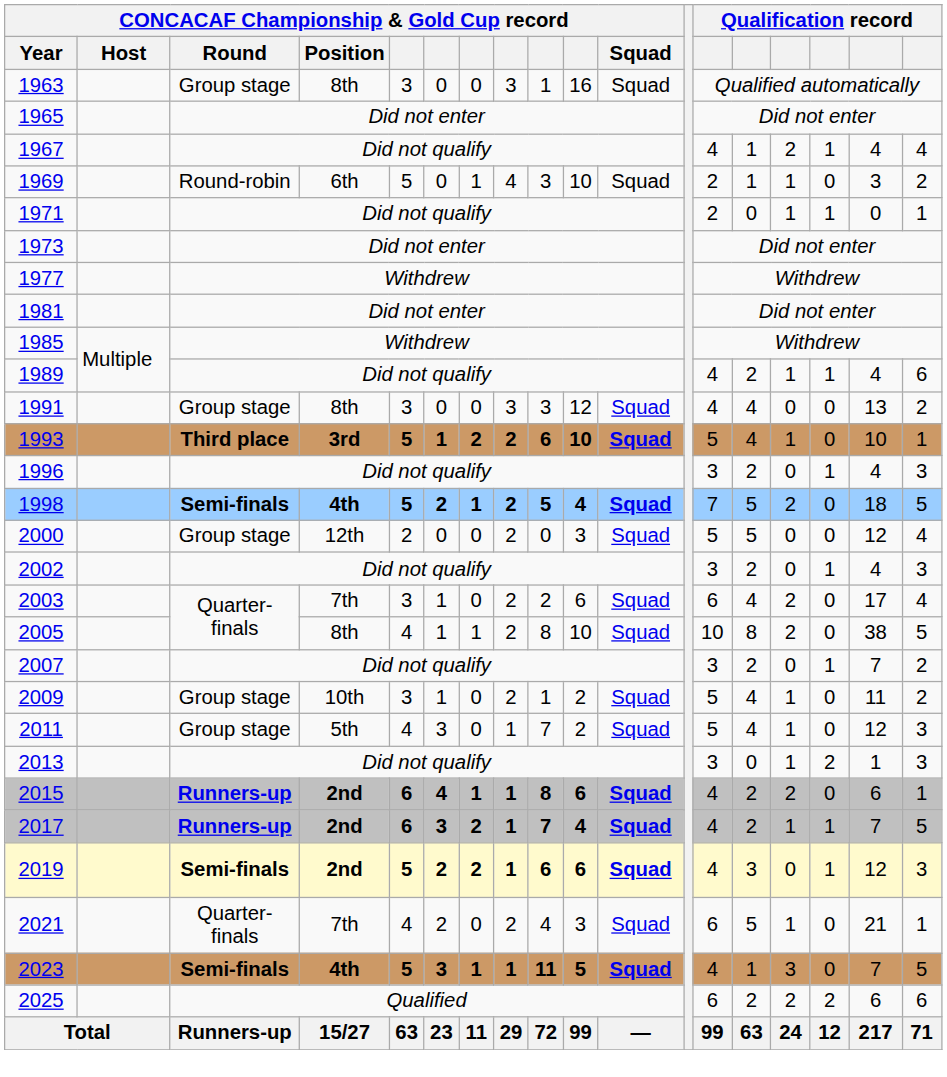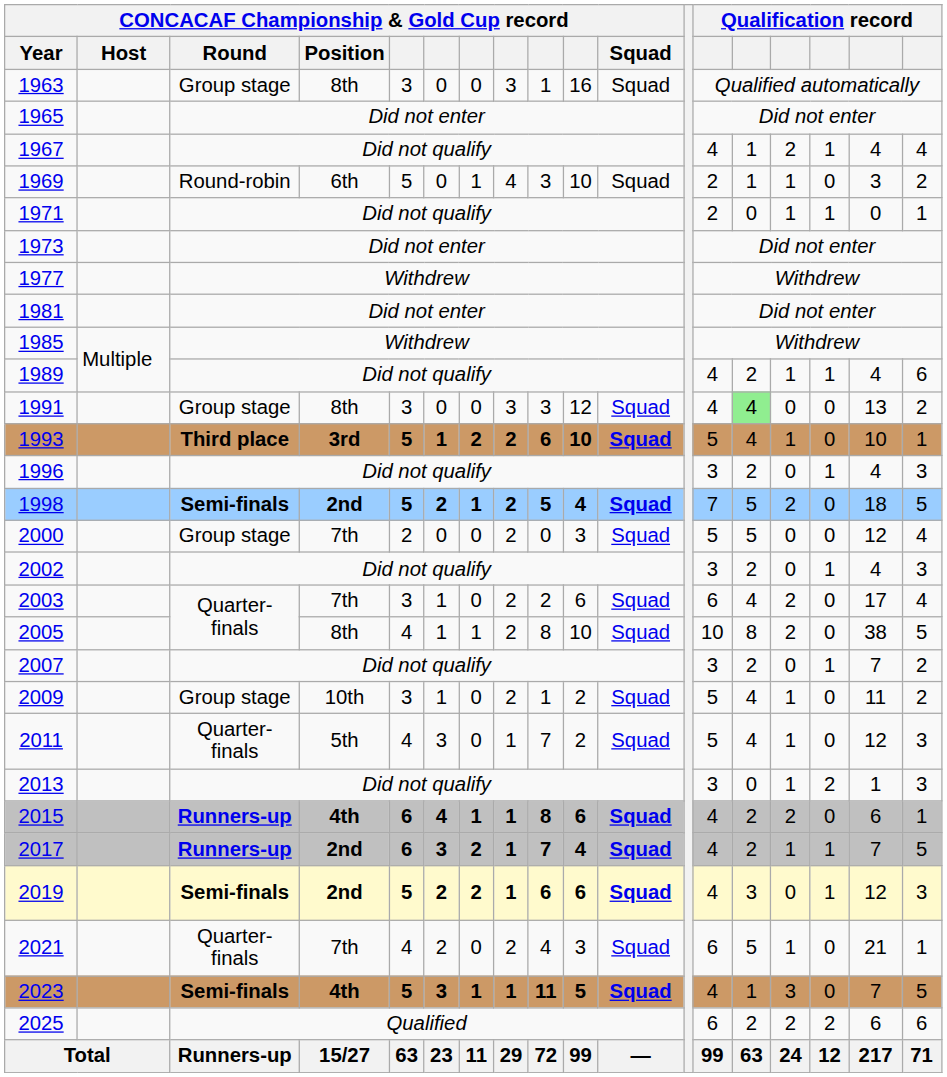(751, 407) no background -> (751, 407) lightgreen background
(345, 504) 4th -> (345, 504) 2nd
(345, 536) 12th -> (345, 536) 7th
(235, 729) Group stage -> (235, 741) Quarter-finals
(345, 794) 2nd -> (345, 816) 4th
